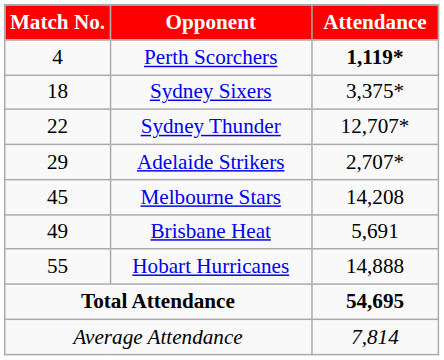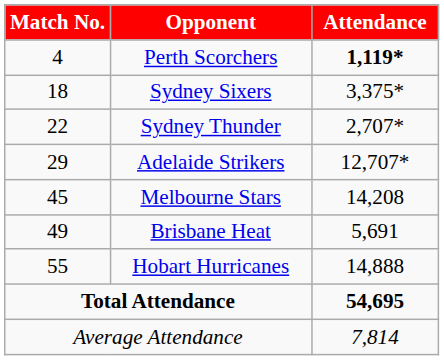(375, 127) 12,707* -> (375, 127) 2,707*
(375, 161) 2,707* -> (375, 161) 12,707*
